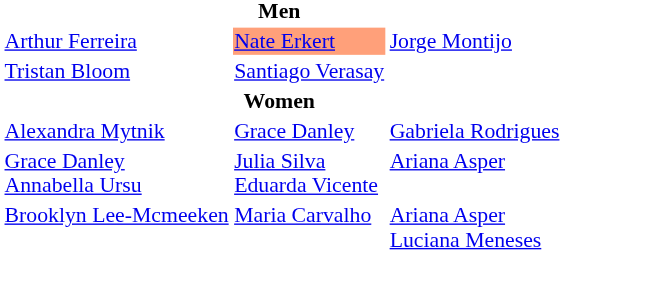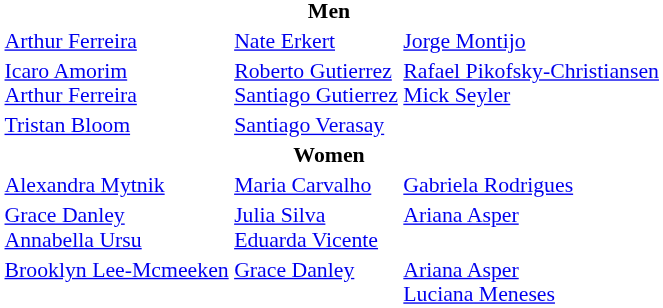(285, 41) lightsalmon background -> (285, 41) no background
+ row: (71, 83)
(294, 130) Grace Danley -> (303, 185) Maria Carvalho
(303, 215) Maria Carvalho -> (294, 269) Grace Danley
